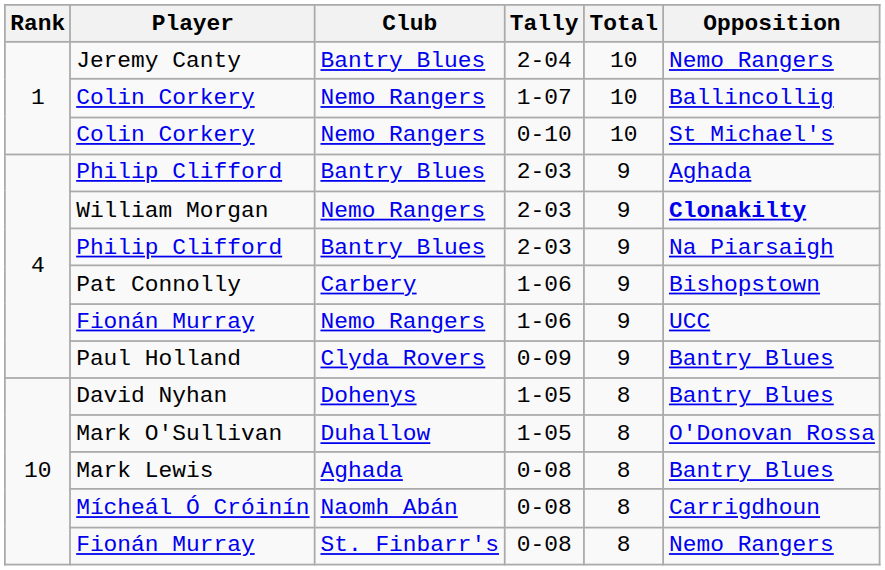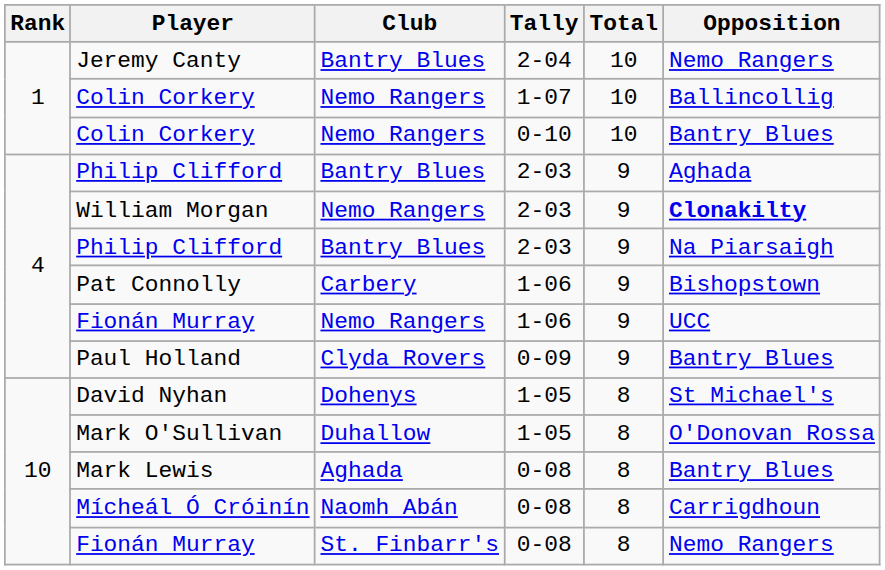(751, 135) St Michael's -> (751, 135) Bantry Blues
(751, 396) Bantry Blues -> (751, 396) St Michael's
